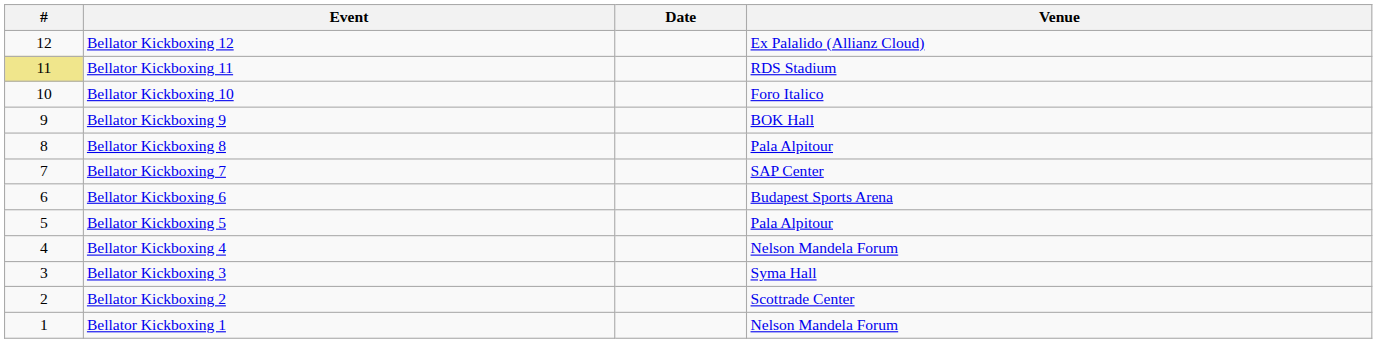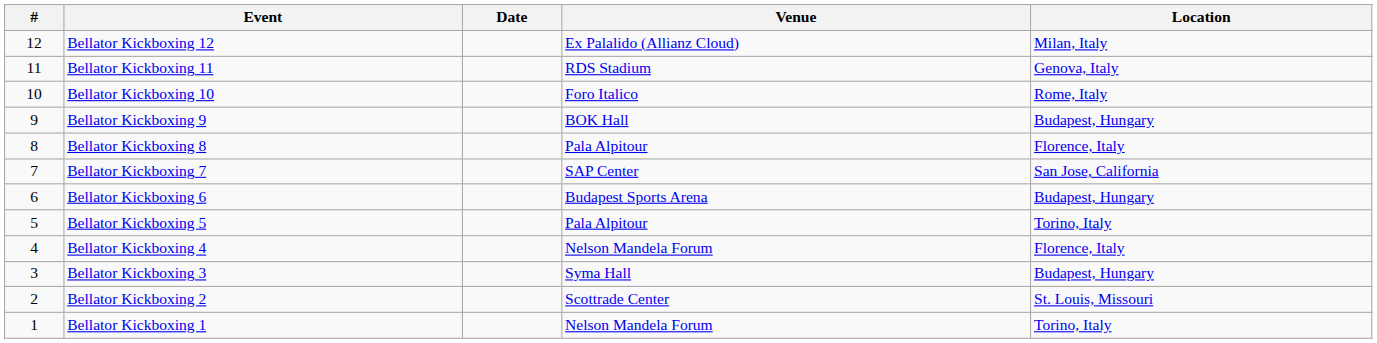+ column: (1201, 17)
(44, 69) khaki background -> (34, 69) no background
